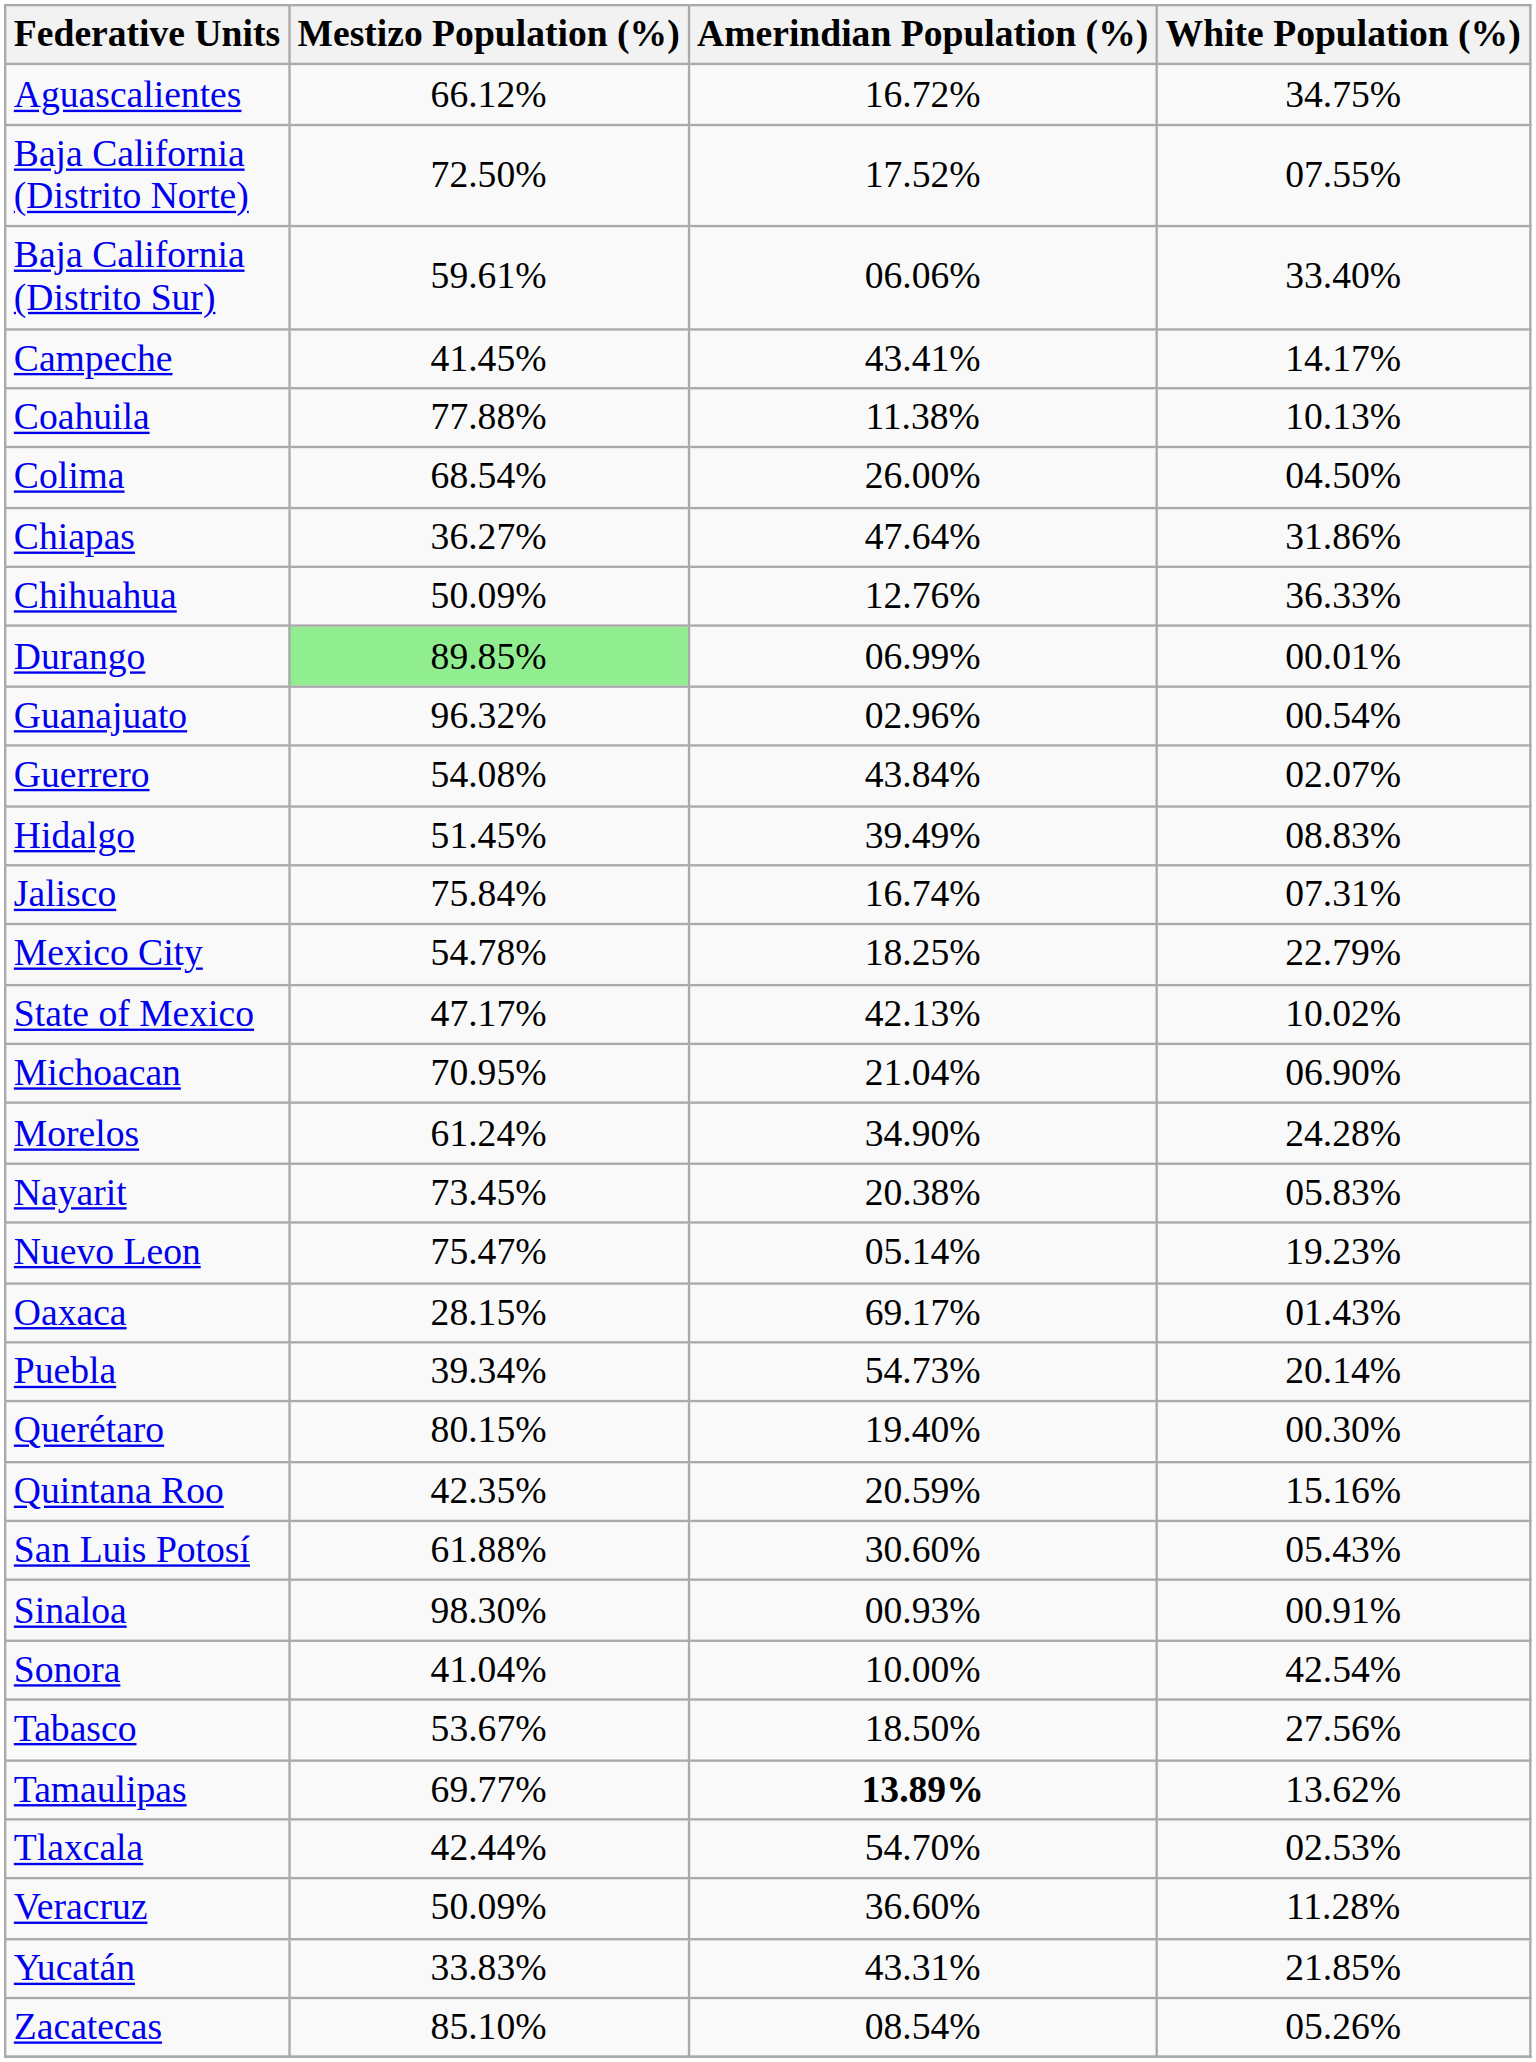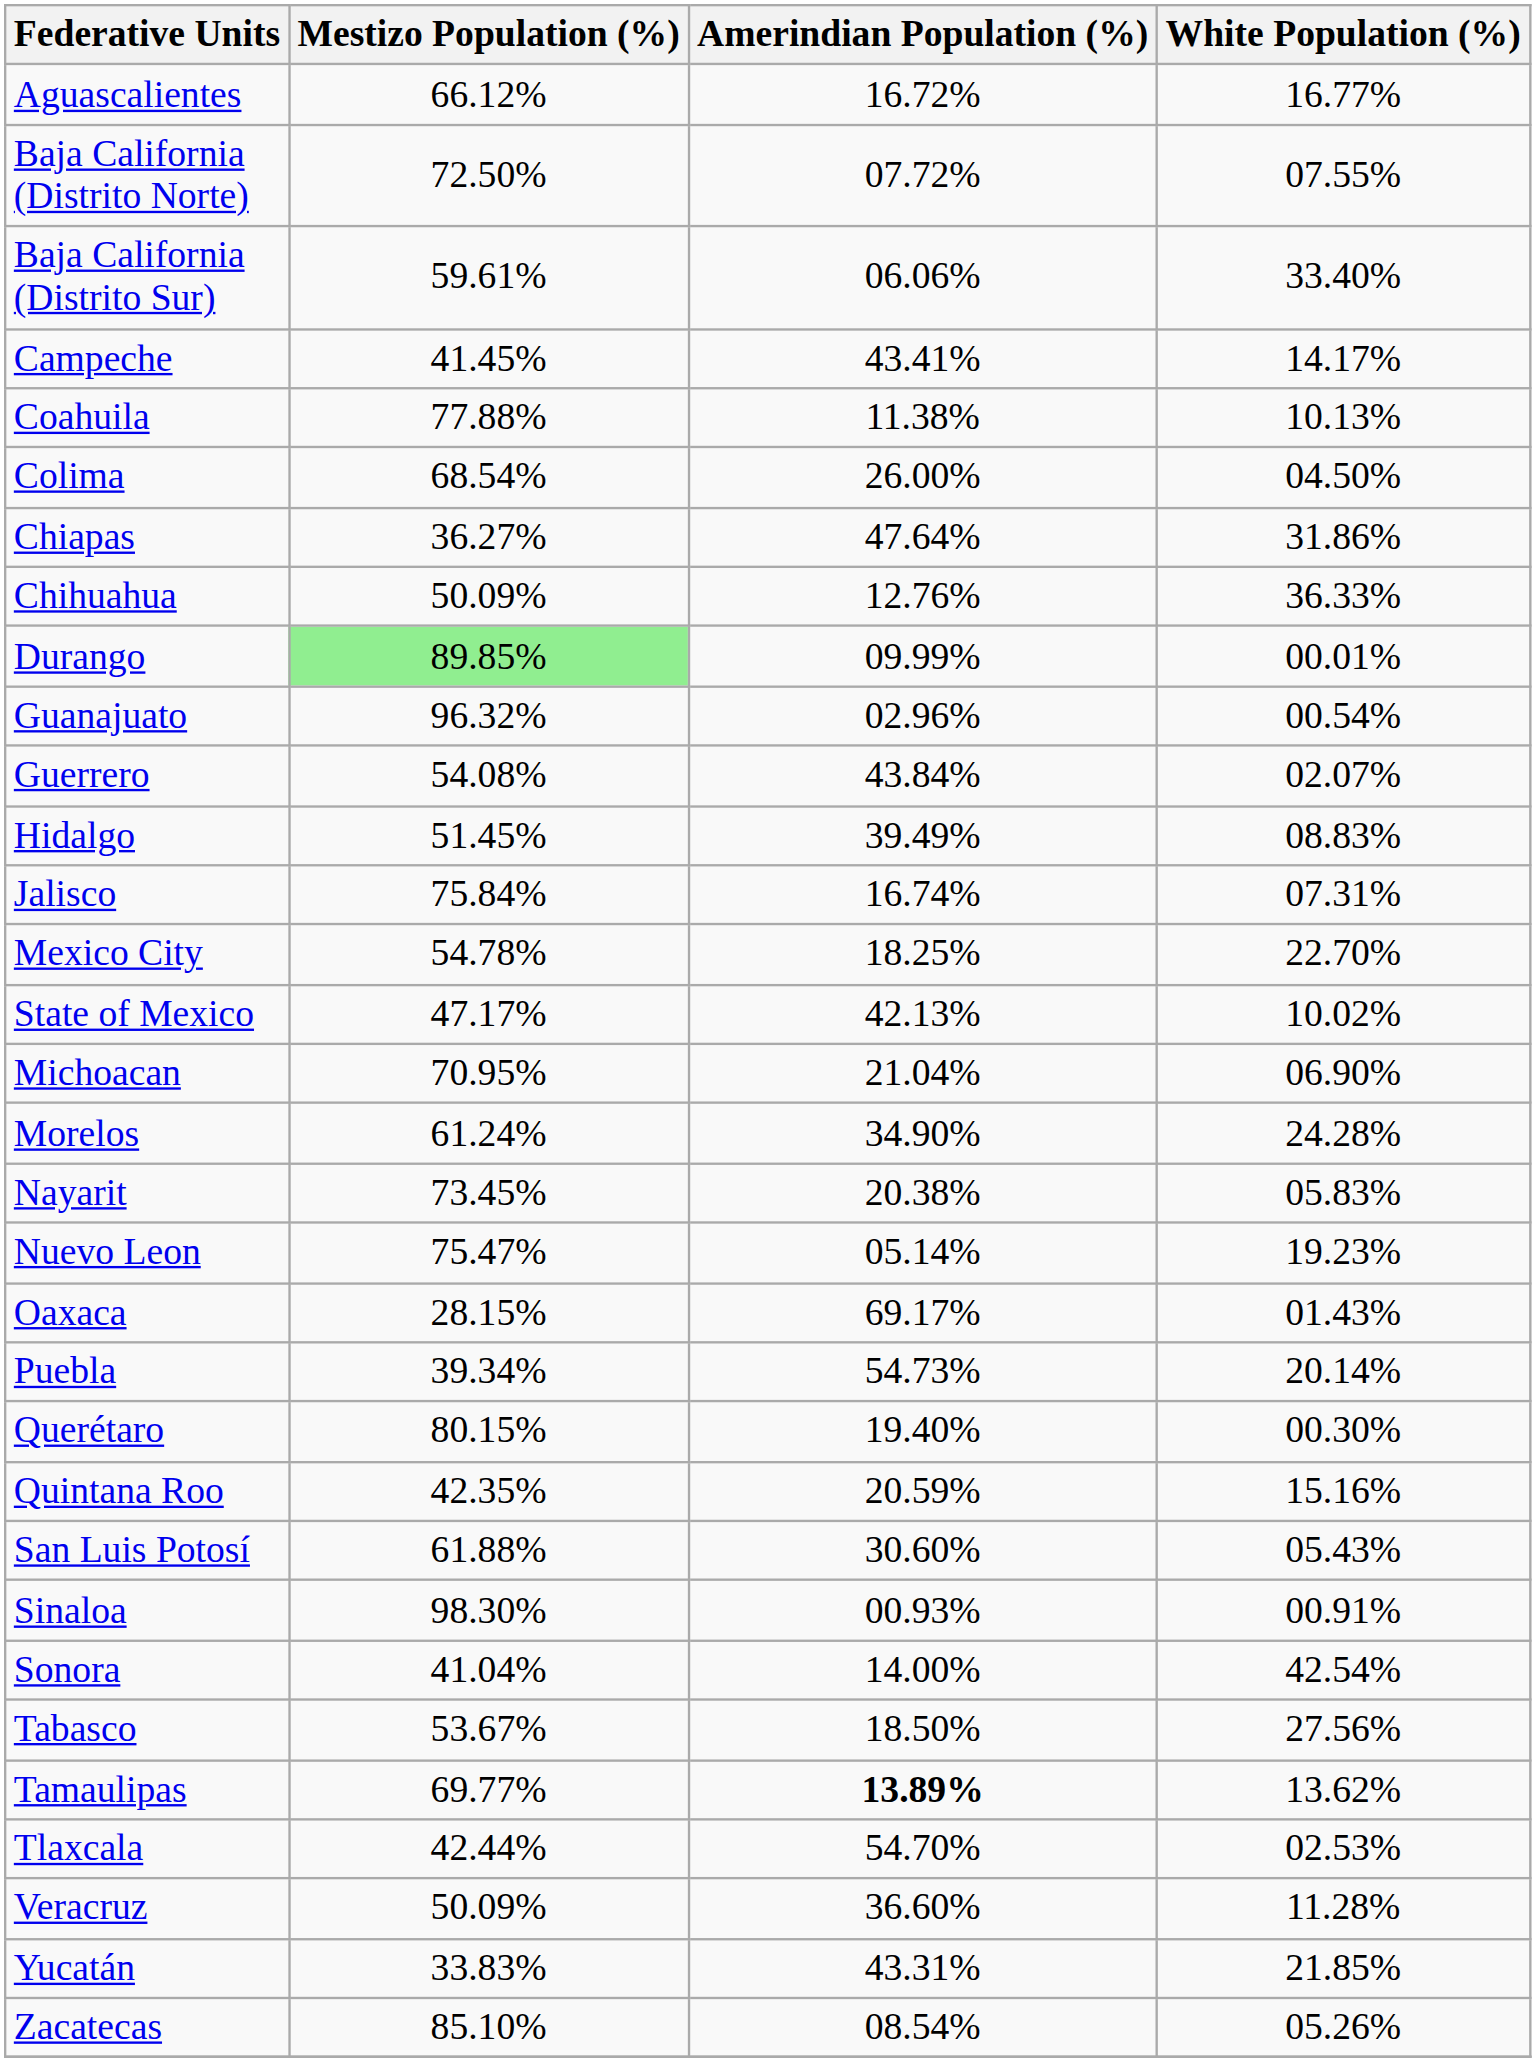(1343, 93) 34.75% -> (1343, 93) 16.77%
(923, 174) 17.52% -> (923, 174) 07.72%
(923, 655) 06.99% -> (923, 655) 09.99%
(1343, 953) 22.79% -> (1343, 953) 22.70%
(923, 1669) 10.00% -> (923, 1669) 14.00%
